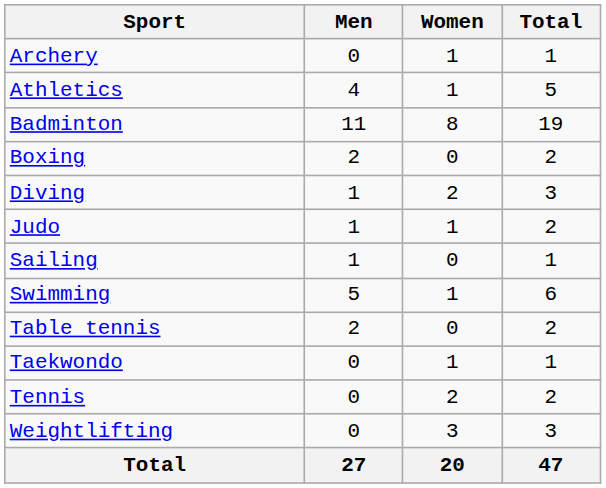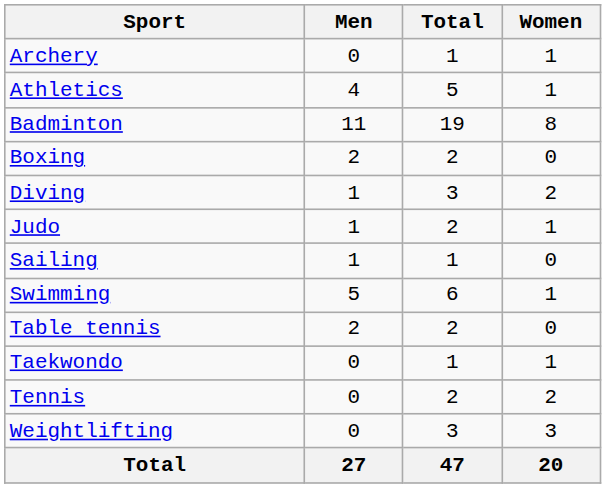columns swapped: (452, 22) <-> (551, 22)
